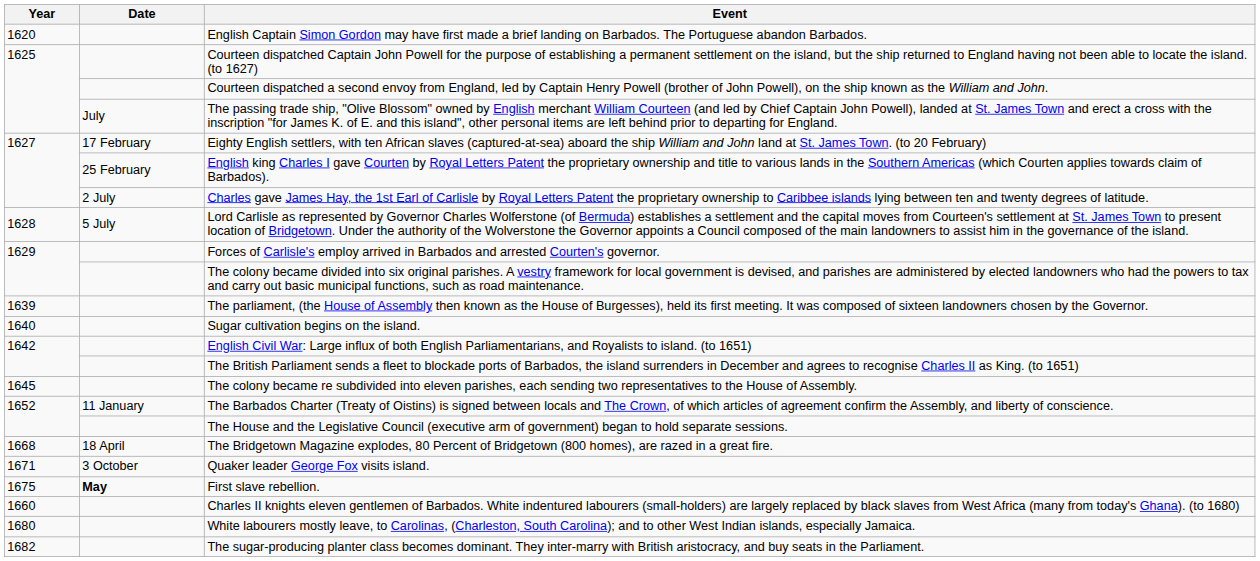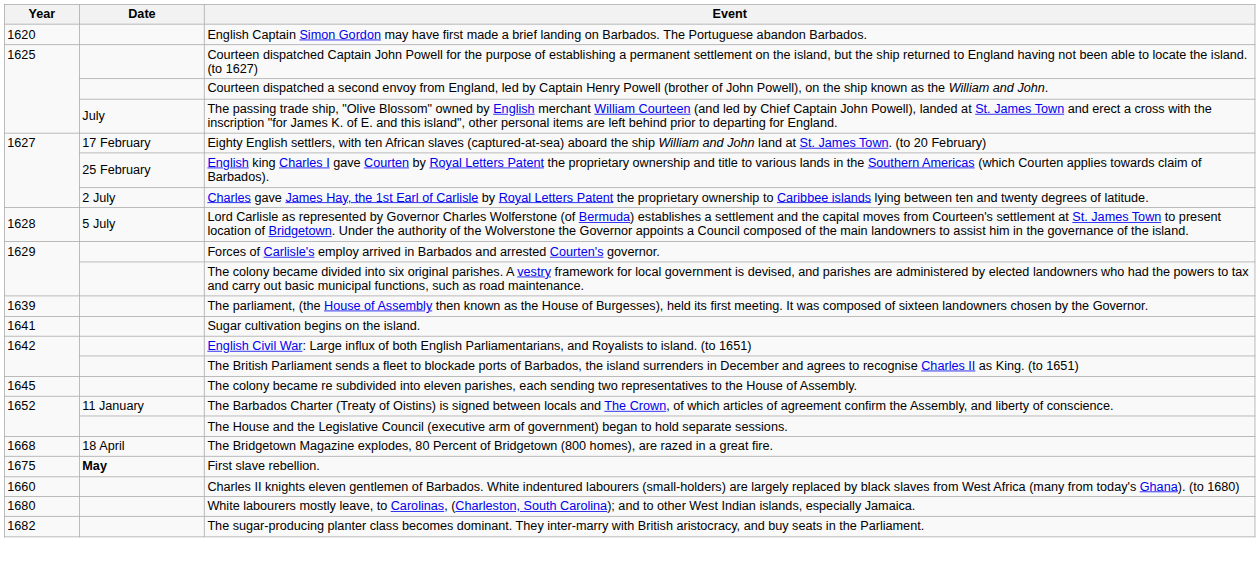(21, 326) 1640 -> (21, 326) 1641
- row: (318, 466)
